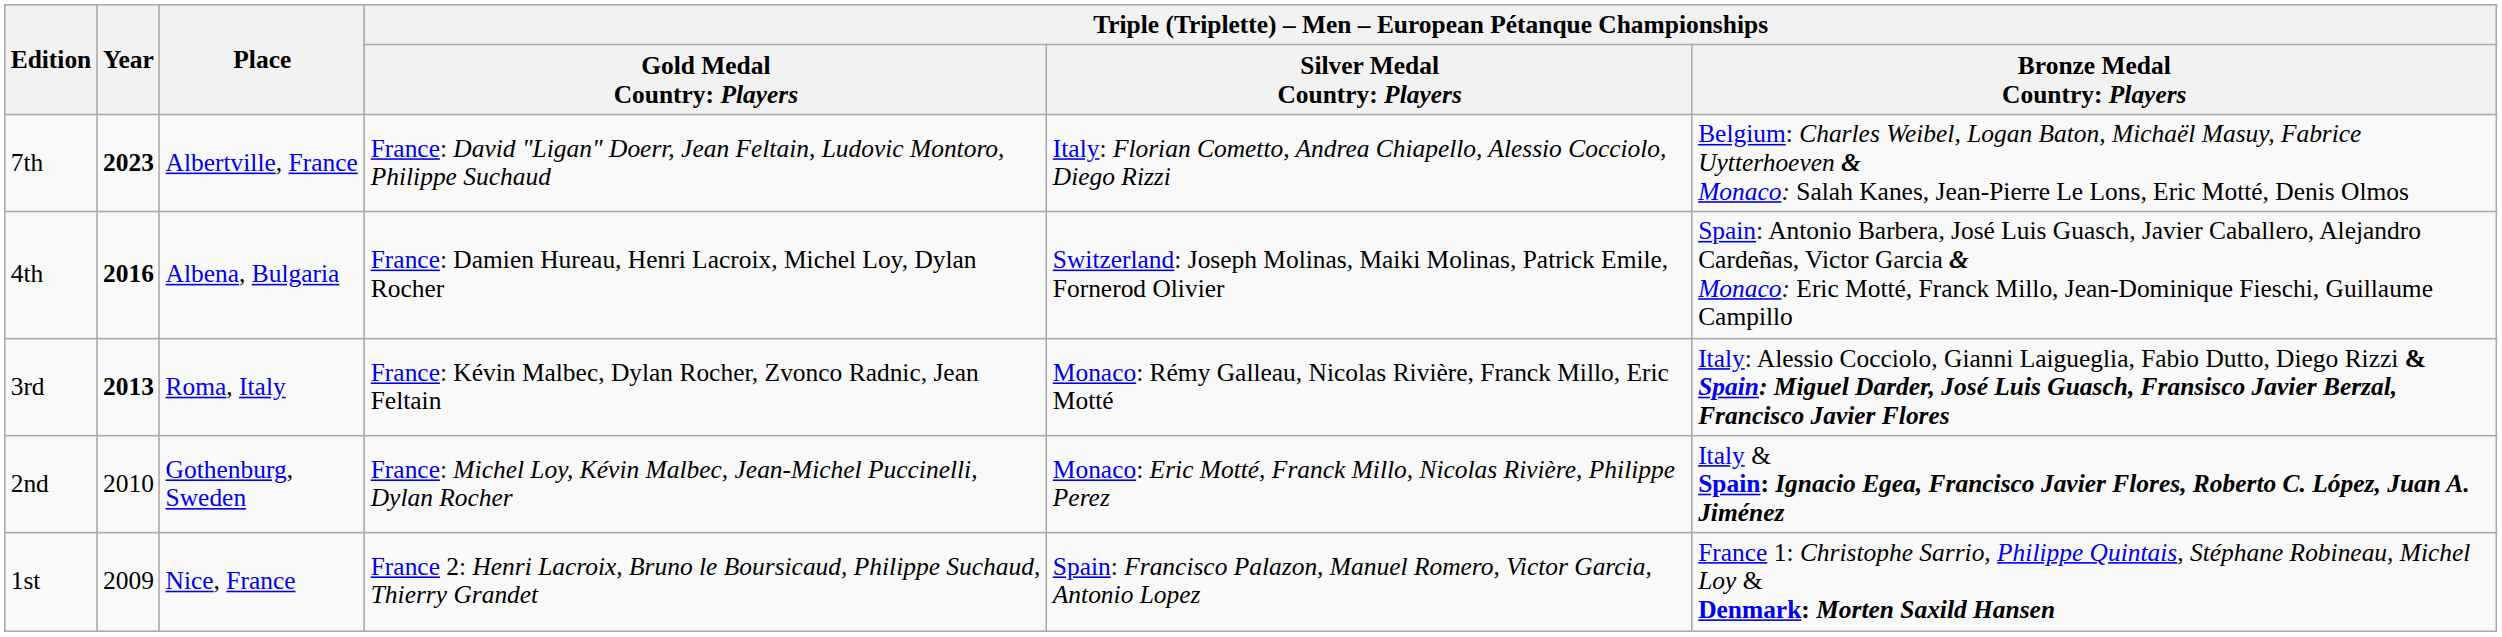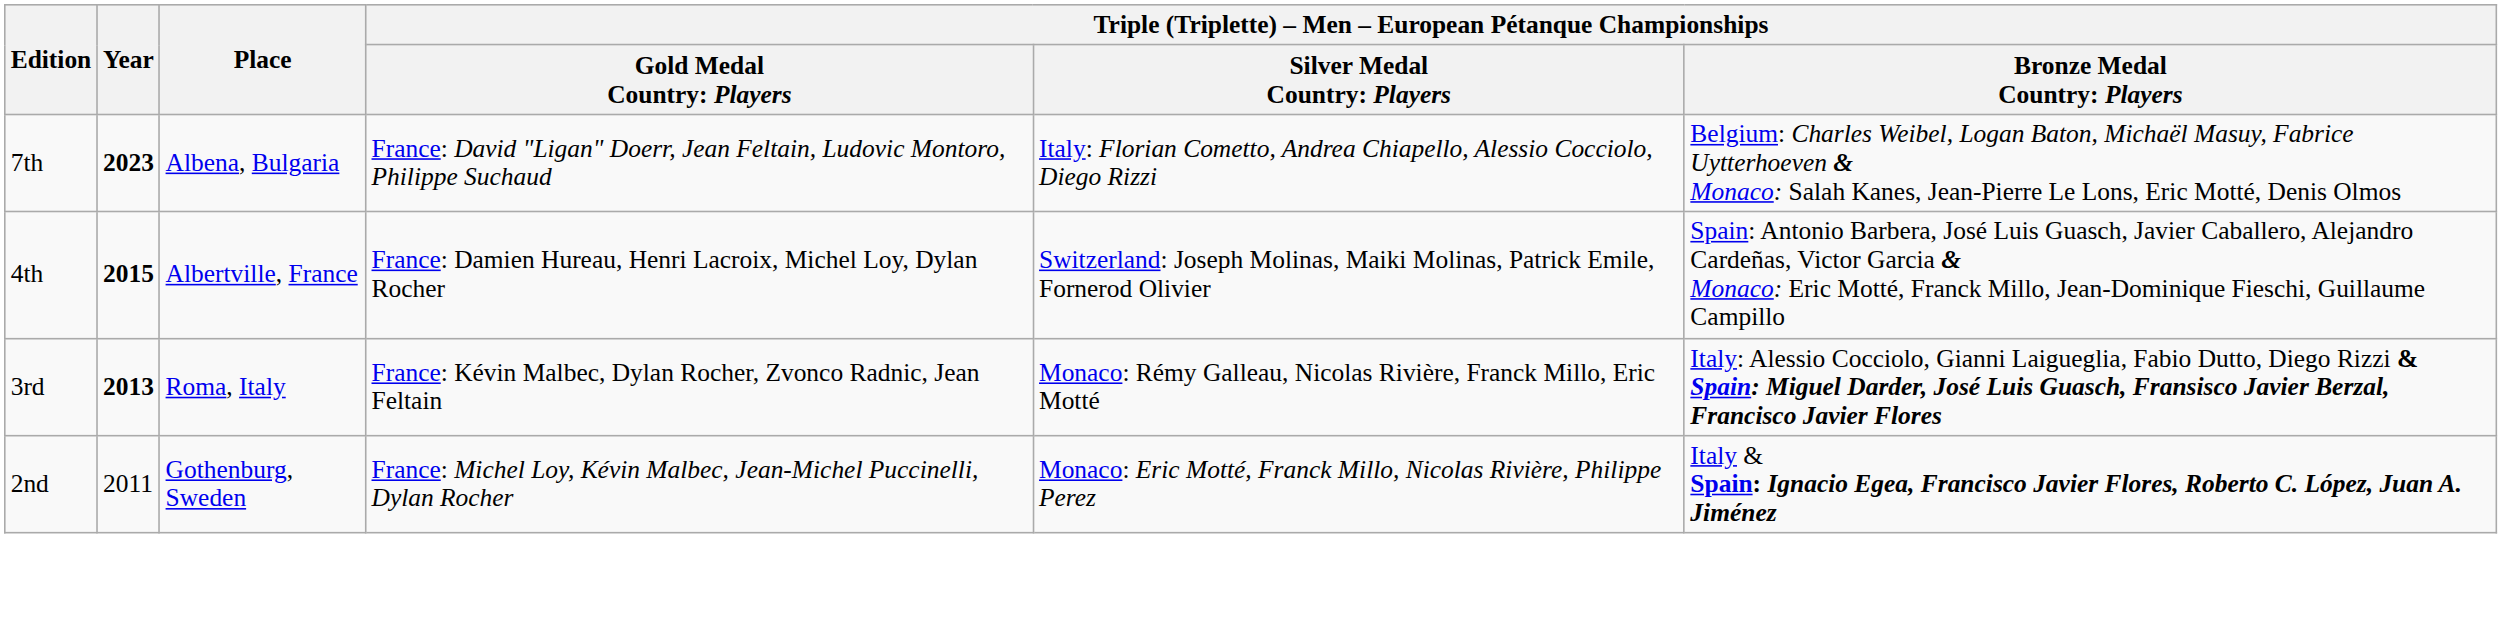(262, 162) Albertville, France -> (252, 162) Albena, Bulgaria
(128, 274) 2016 -> (128, 274) 2015
(252, 274) Albena, Bulgaria -> (262, 274) Albertville, France
(128, 483) 2010 -> (128, 483) 2011
- row: (26, 581)
